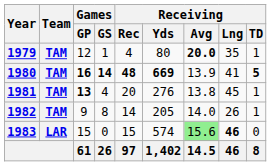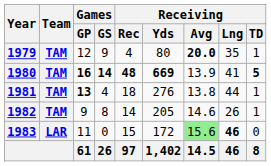(105, 53) 1 -> (105, 53) 9
(129, 92) 20 -> (129, 92) 18
(232, 92) 45 -> (232, 92) 44
(201, 112) 14.0 -> (201, 112) 14.6
(84, 131) 15 -> (84, 131) 11
(163, 131) 574 -> (163, 131) 172
